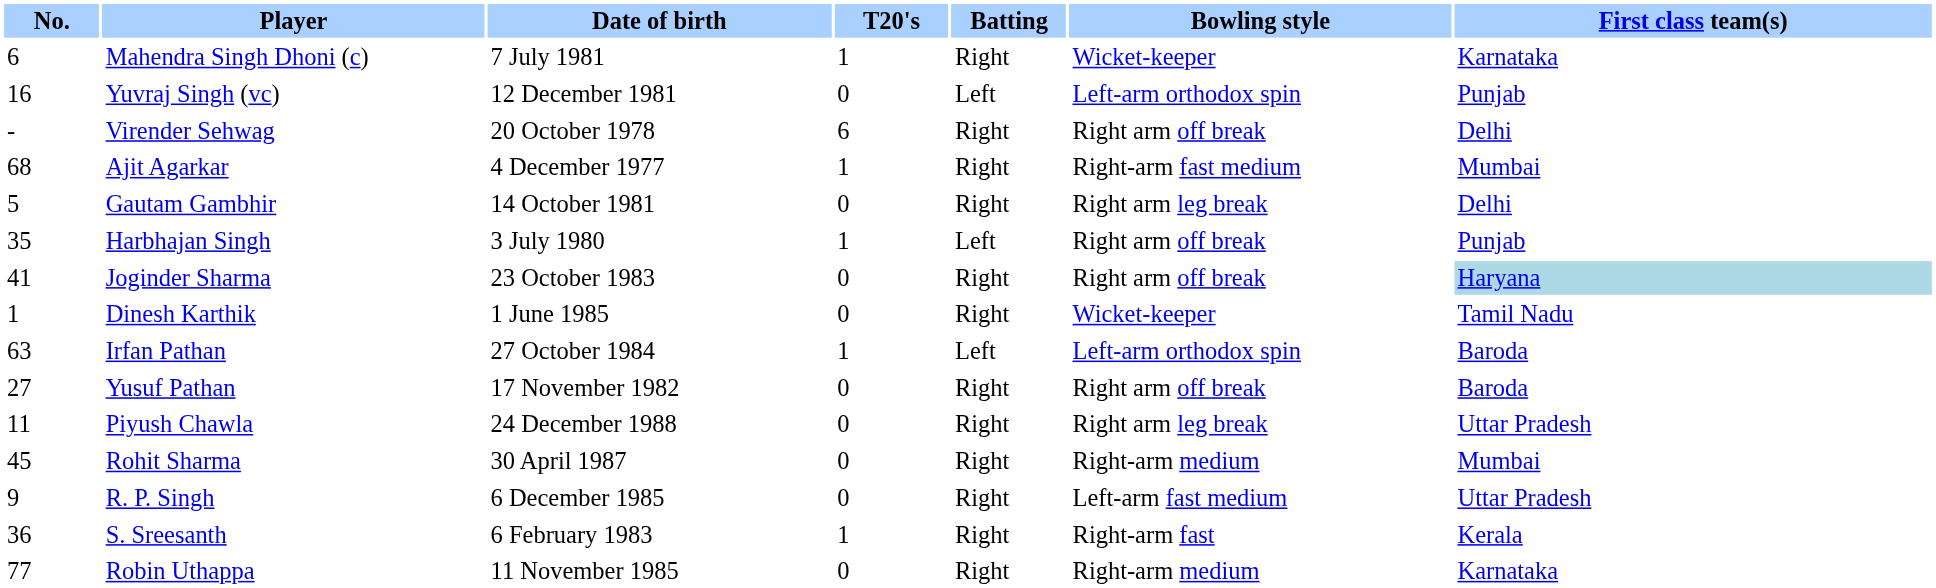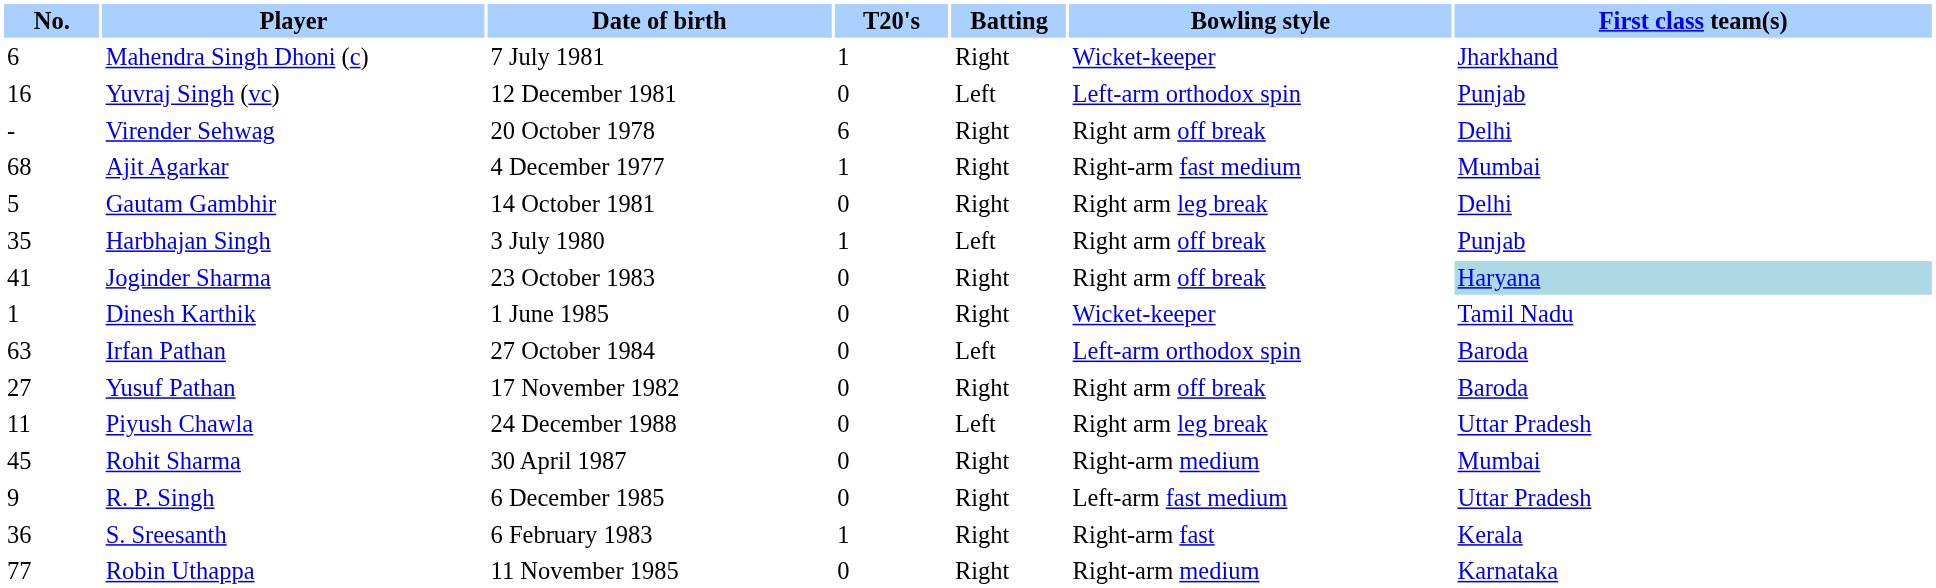(1508, 57) Karnataka -> (1508, 57) Jharkhand
(843, 351) 1 -> (843, 351) 0
(982, 424) Right -> (975, 424) Left
